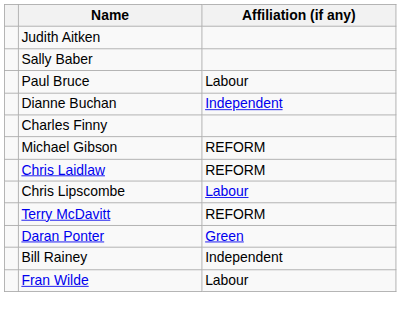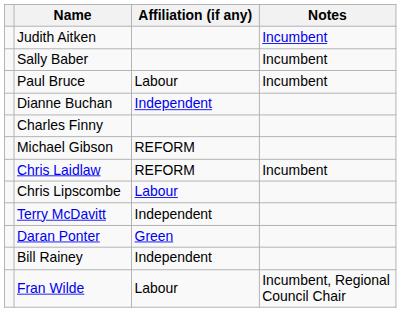+ column: (327, 15)
(235, 214) REFORM -> (173, 214) Independent
